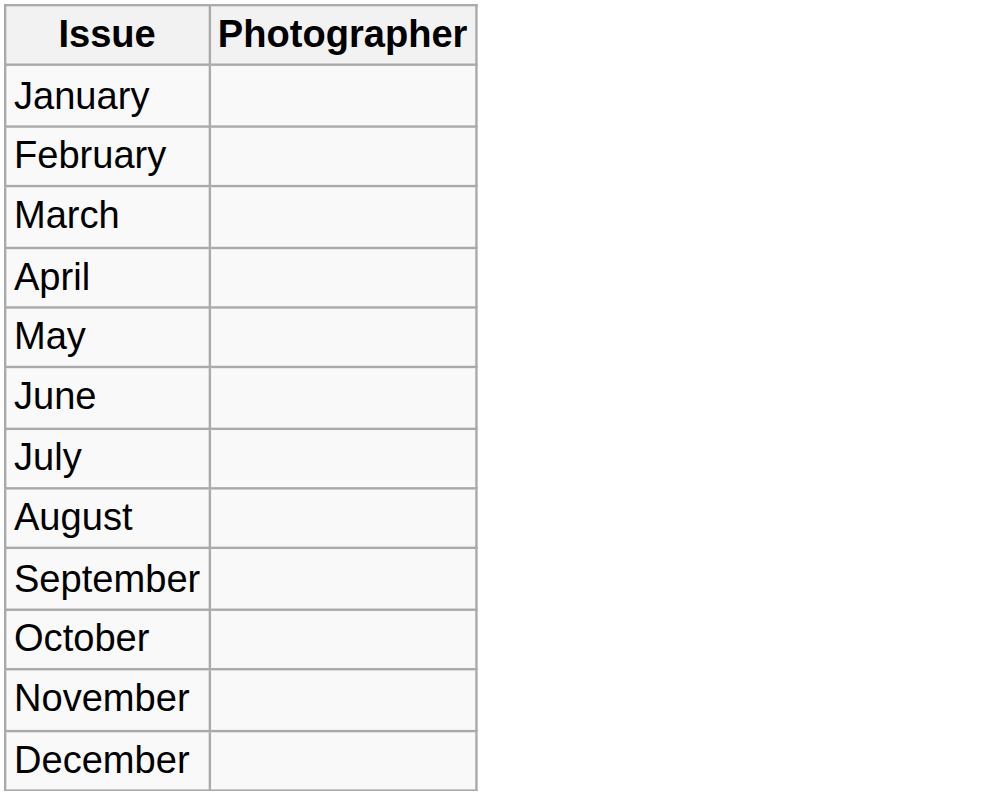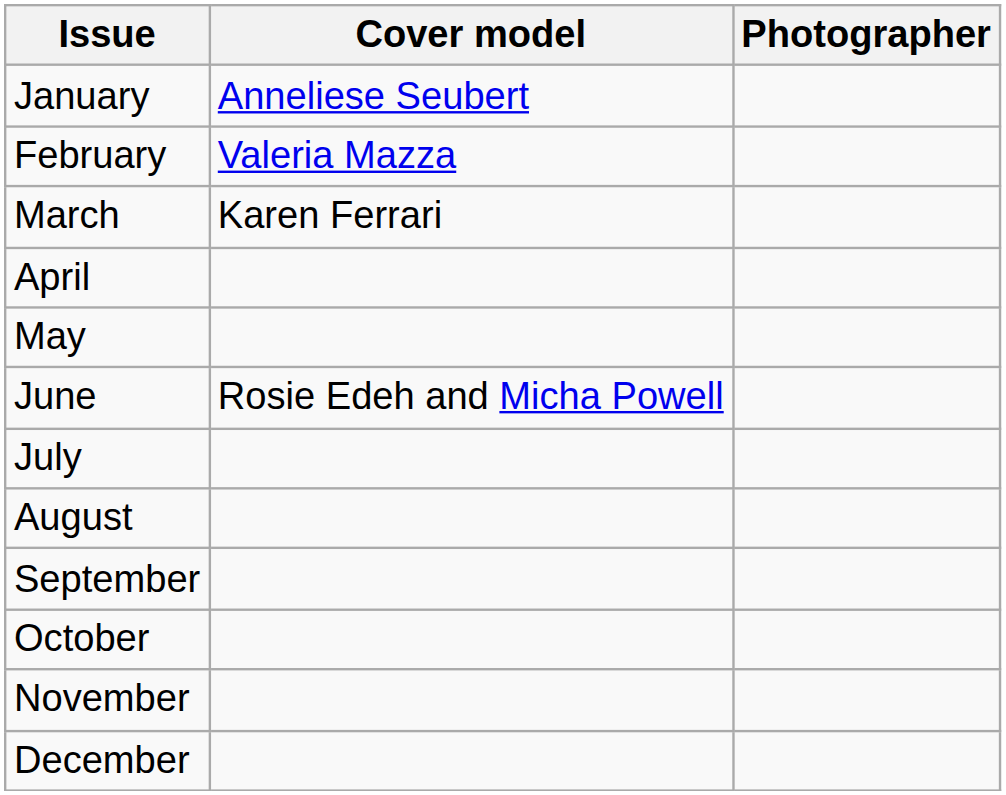+ column: (471, 34)
